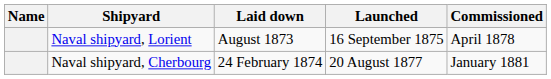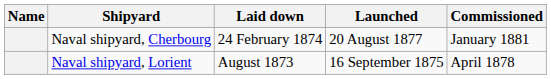rows swapped: (122, 39) <-> (131, 62)
